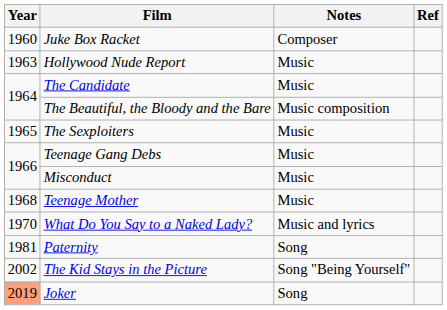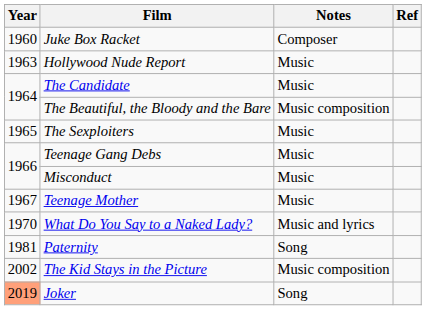(22, 200) 1968 -> (22, 200) 1967
(344, 270) Song "Being Yourself" -> (333, 270) Music composition
